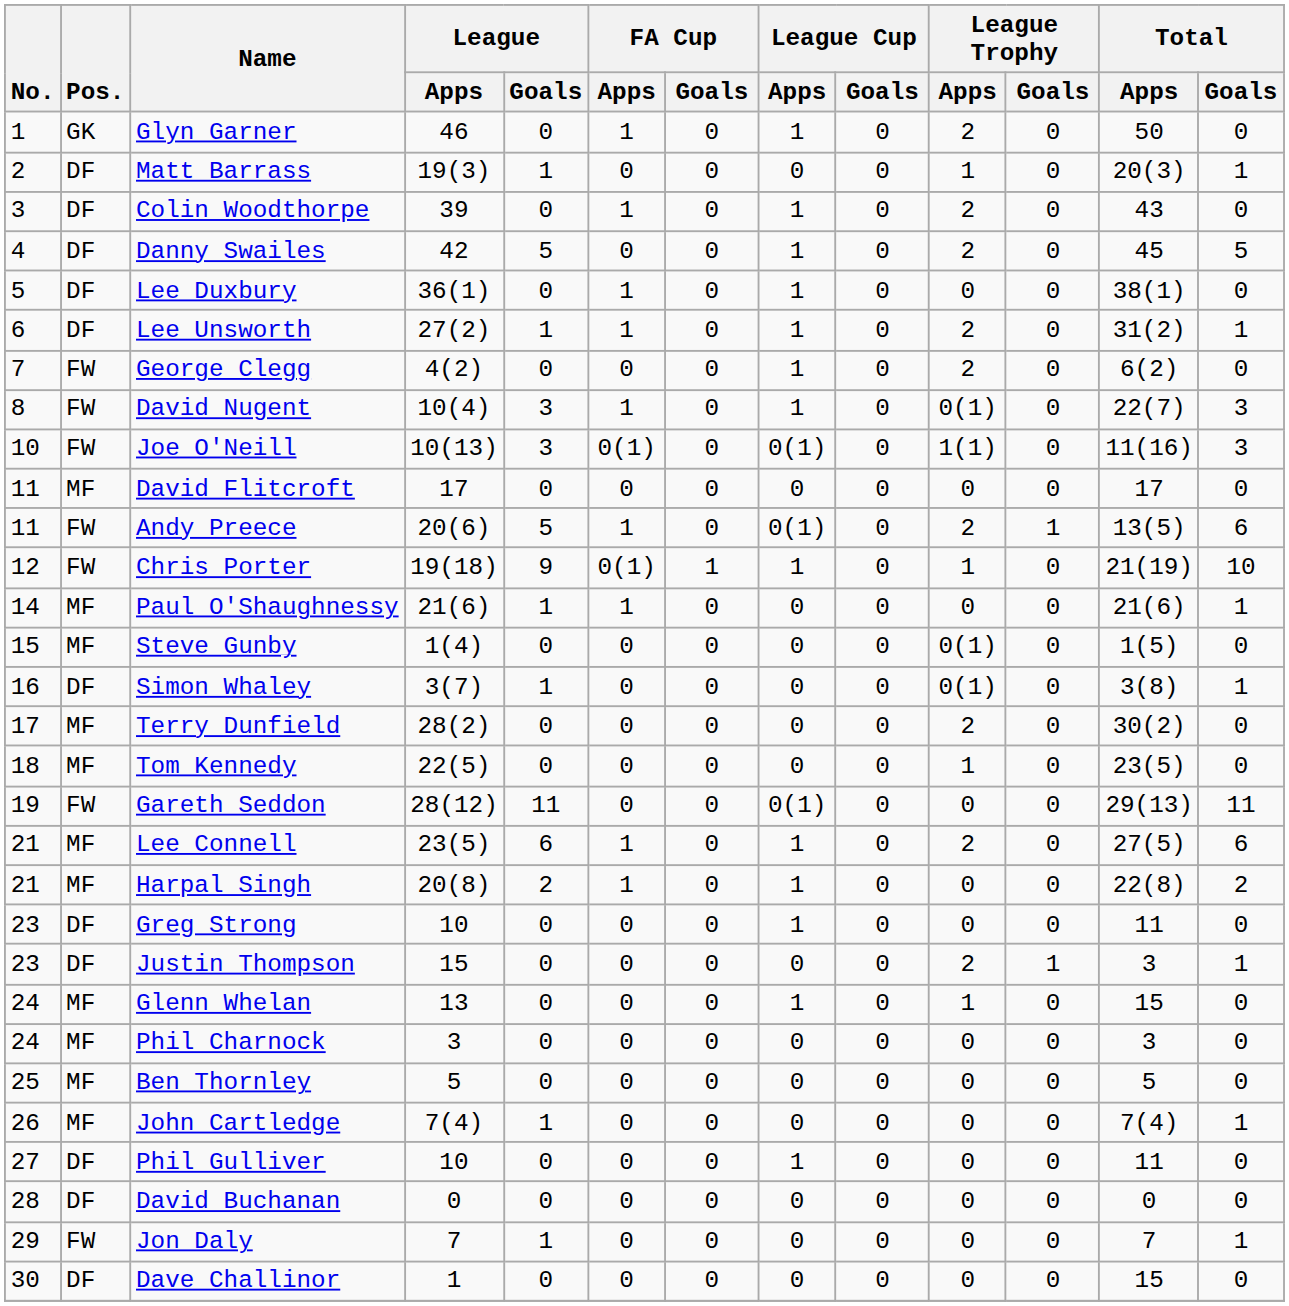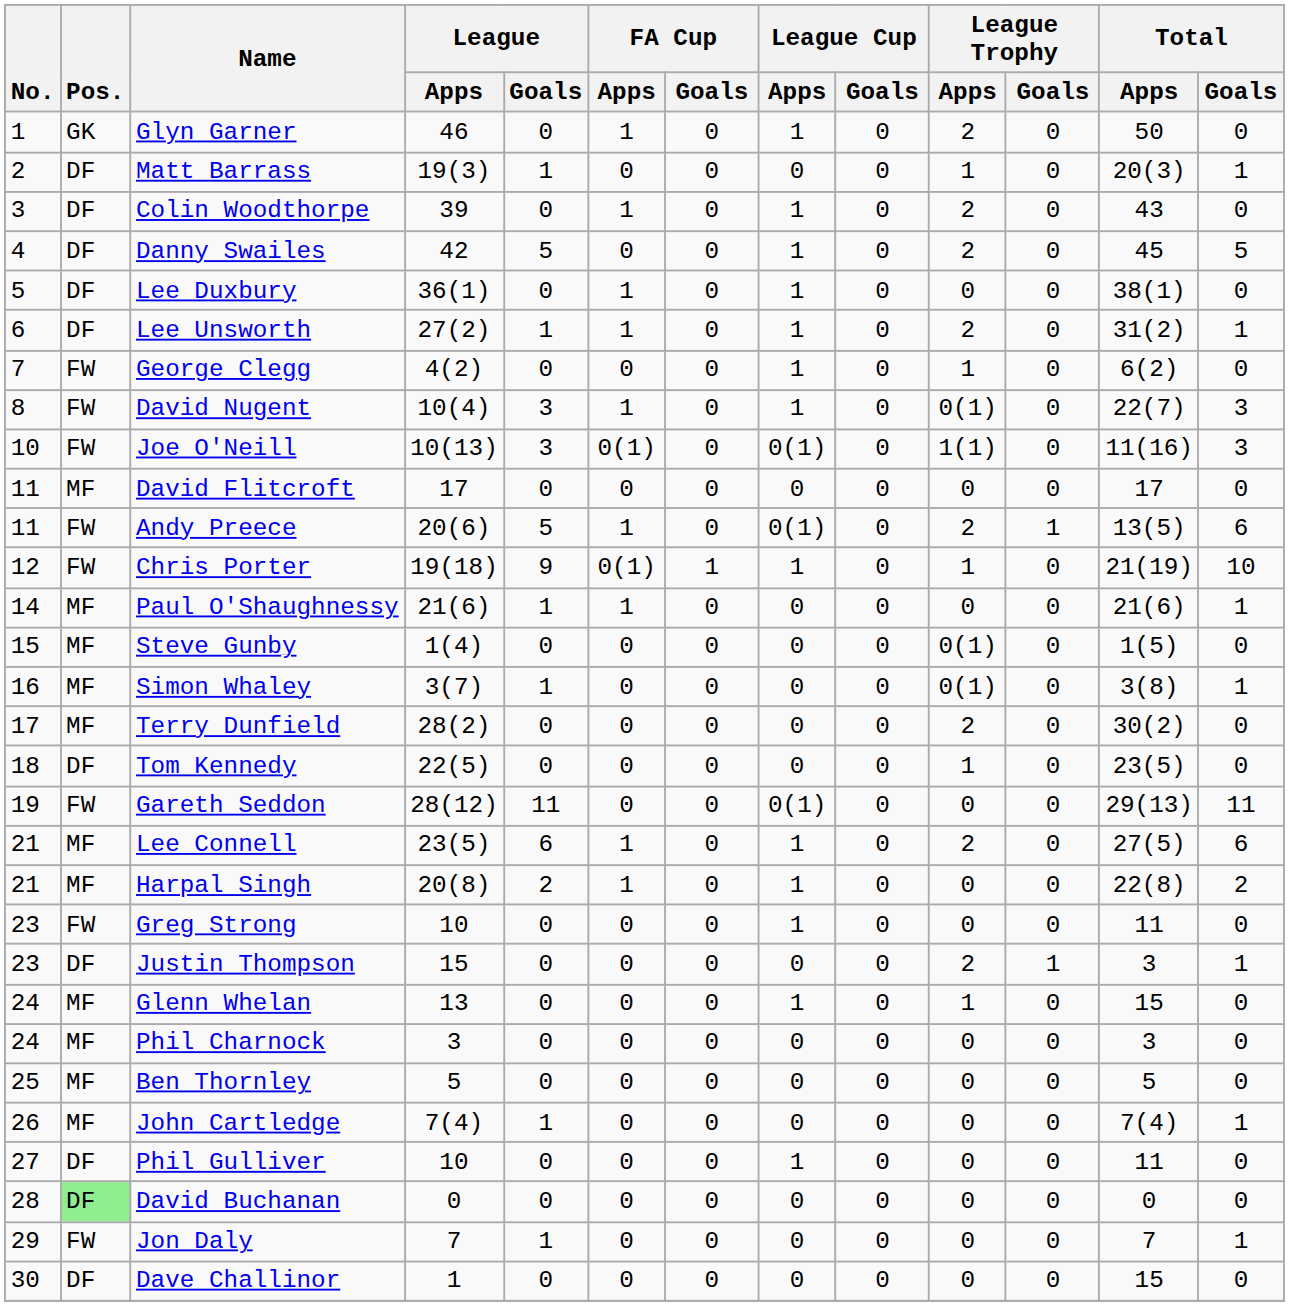(968, 370) 2 -> (968, 370) 1
(81, 687) DF -> (81, 687) MF
(81, 766) MF -> (81, 766) DF
(81, 924) DF -> (81, 924) FW
(81, 1202) no background -> (81, 1202) lightgreen background
